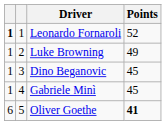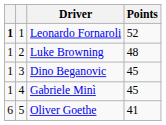(133, 52) 49 -> (133, 52) 48
(133, 110) bold -> (133, 110) normal
